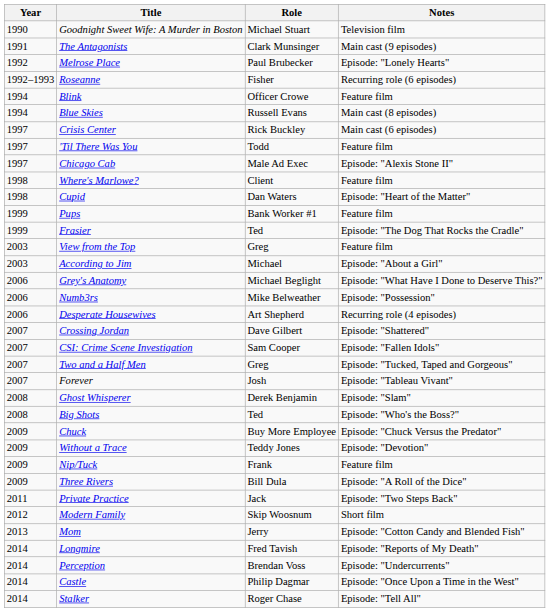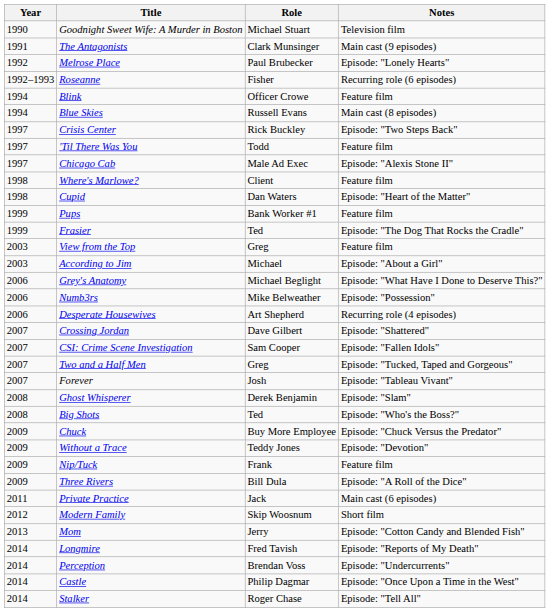(389, 130) Main cast (6 episodes) -> (399, 130) Episode: "Two Steps Back"
(399, 498) Episode: "Two Steps Back" -> (389, 498) Main cast (6 episodes)
